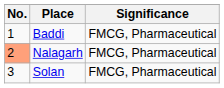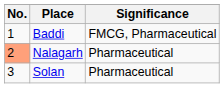(152, 53) FMCG, Pharmaceutical -> (131, 53) Pharmaceutical
(152, 72) FMCG, Pharmaceutical -> (131, 72) Pharmaceutical
